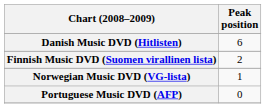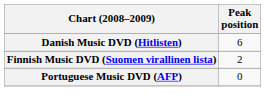- row: (112, 77)
